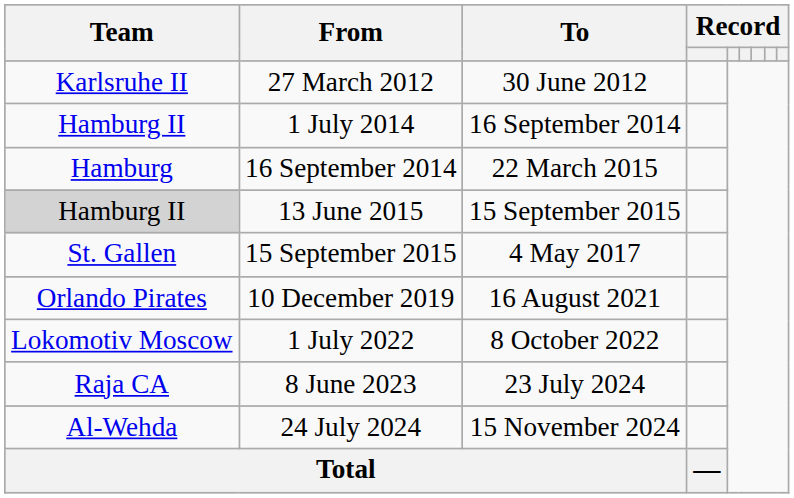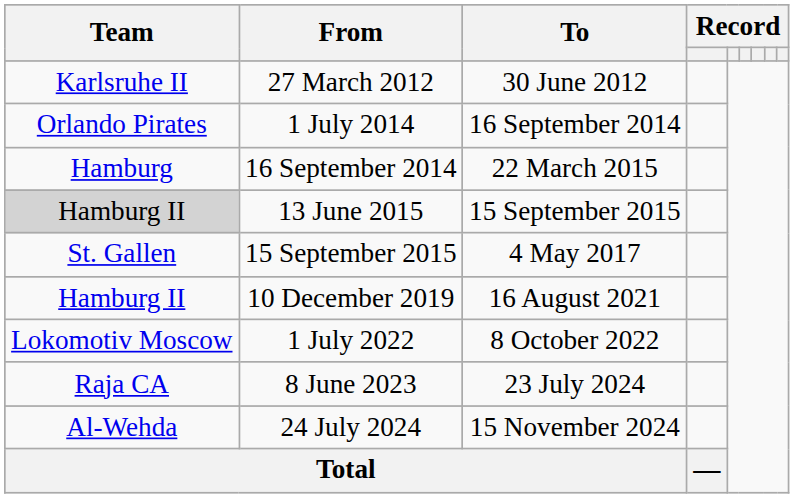(122, 124) Hamburg II -> (122, 124) Orlando Pirates
(122, 297) Orlando Pirates -> (122, 297) Hamburg II
